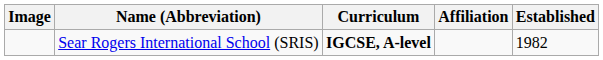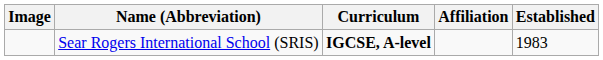(532, 42) 1982 -> (532, 42) 1983
